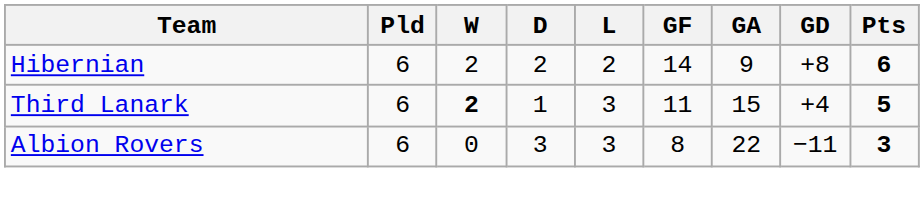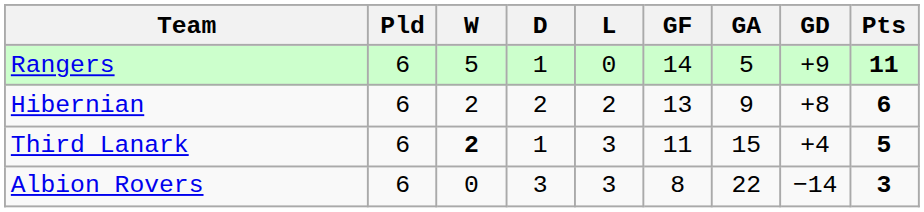+ row: (63, 65)
(678, 65) 14 -> (678, 106) 13
(815, 146) −11 -> (815, 186) −14
